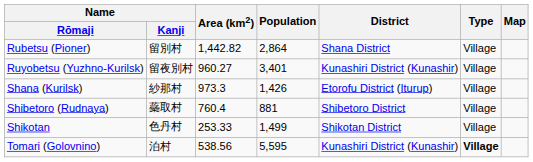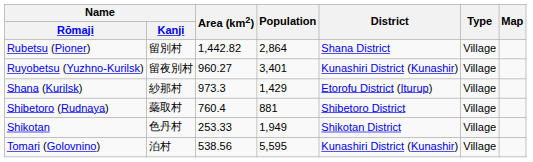(273, 88) 1,426 -> (273, 88) 1,429
(273, 127) 1,499 -> (273, 127) 1,949
(481, 147) bold -> (480, 147) normal
